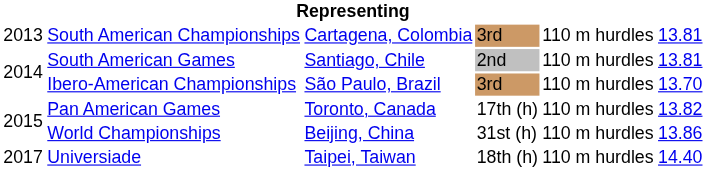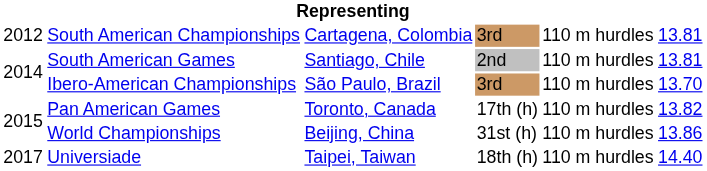(23, 35) 2013 -> (23, 35) 2012
